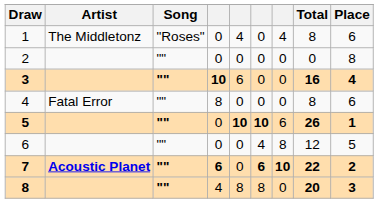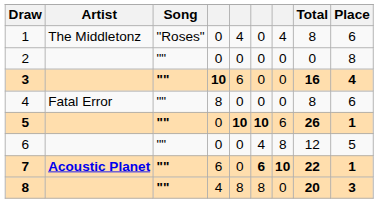(218, 166) bold -> (218, 166) normal
(352, 166) 2 -> (352, 166) 1
